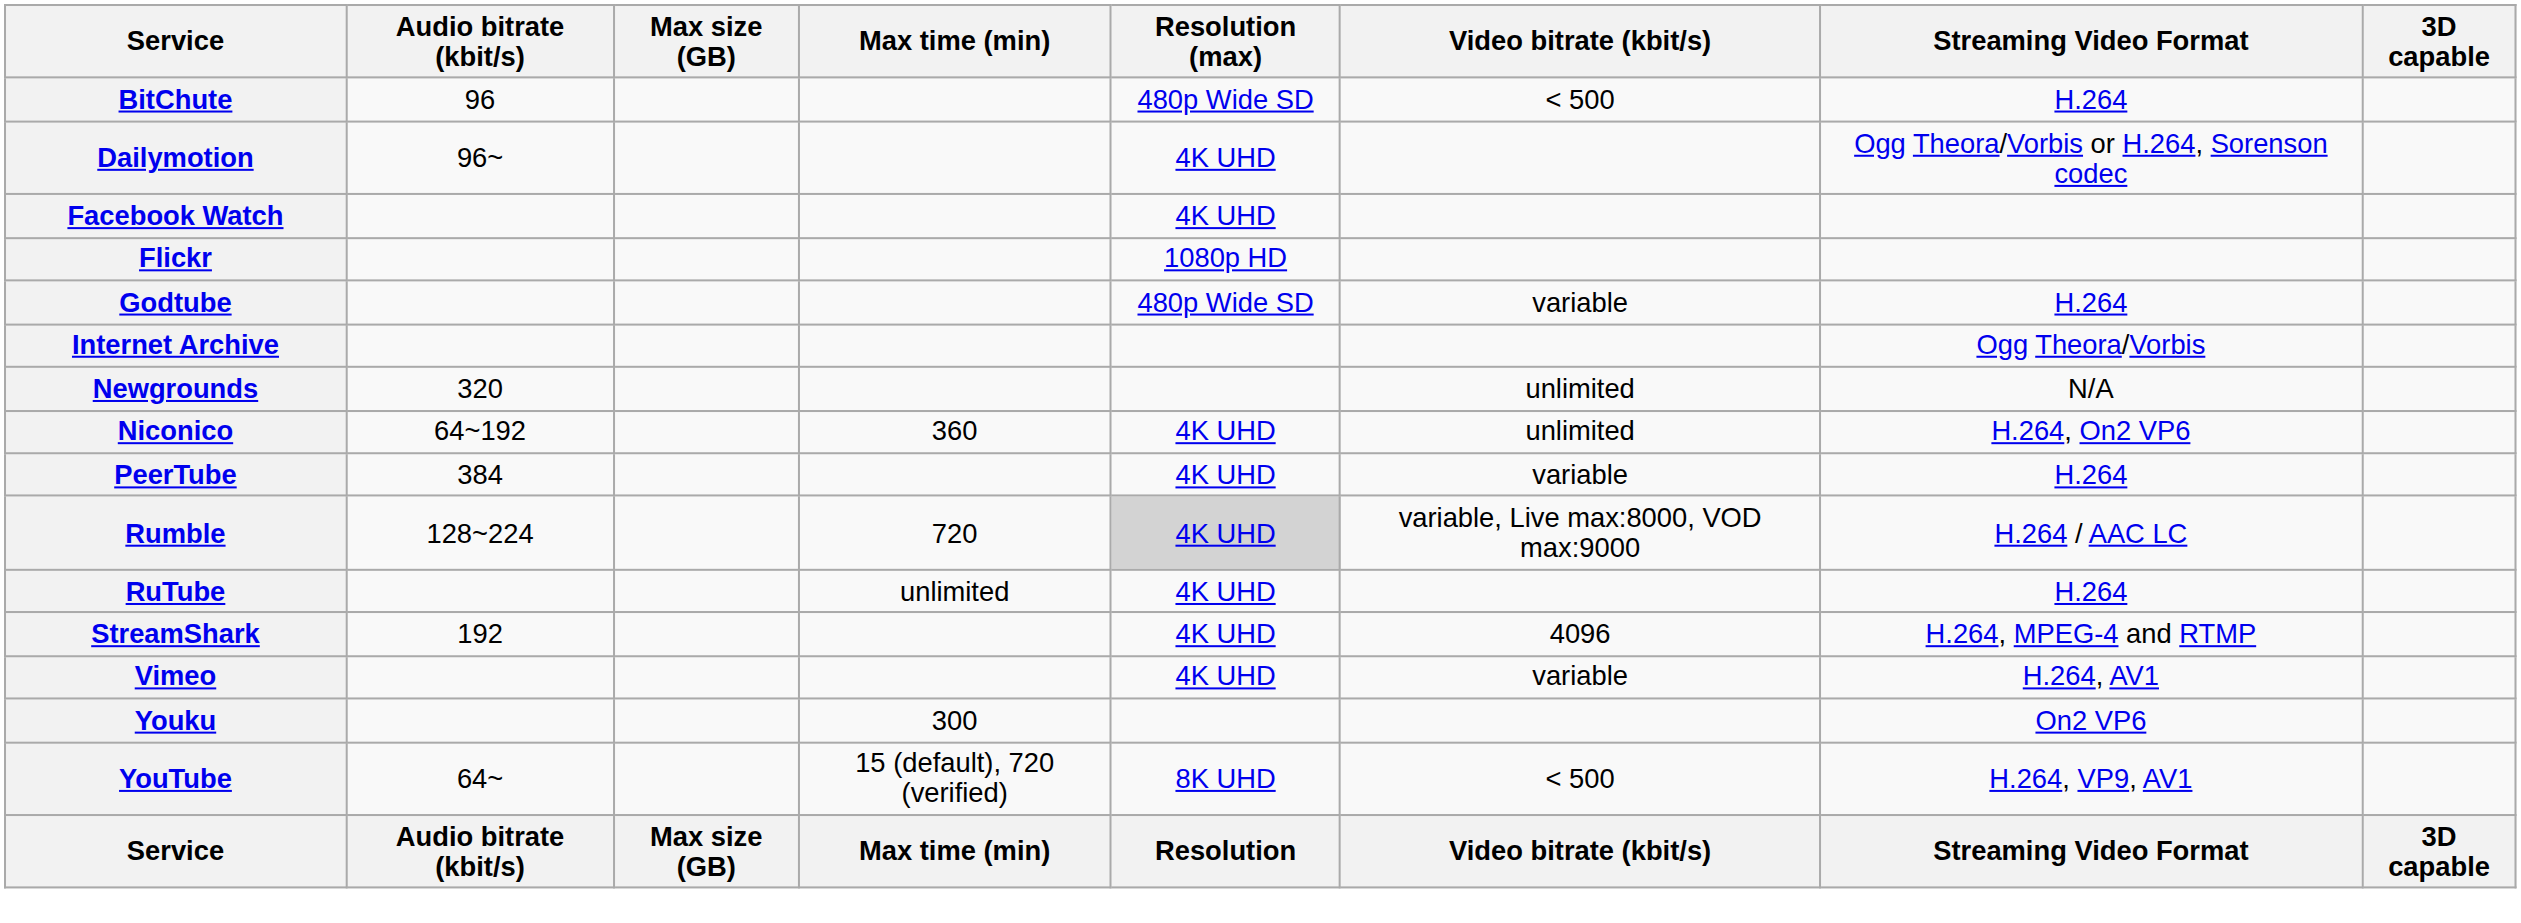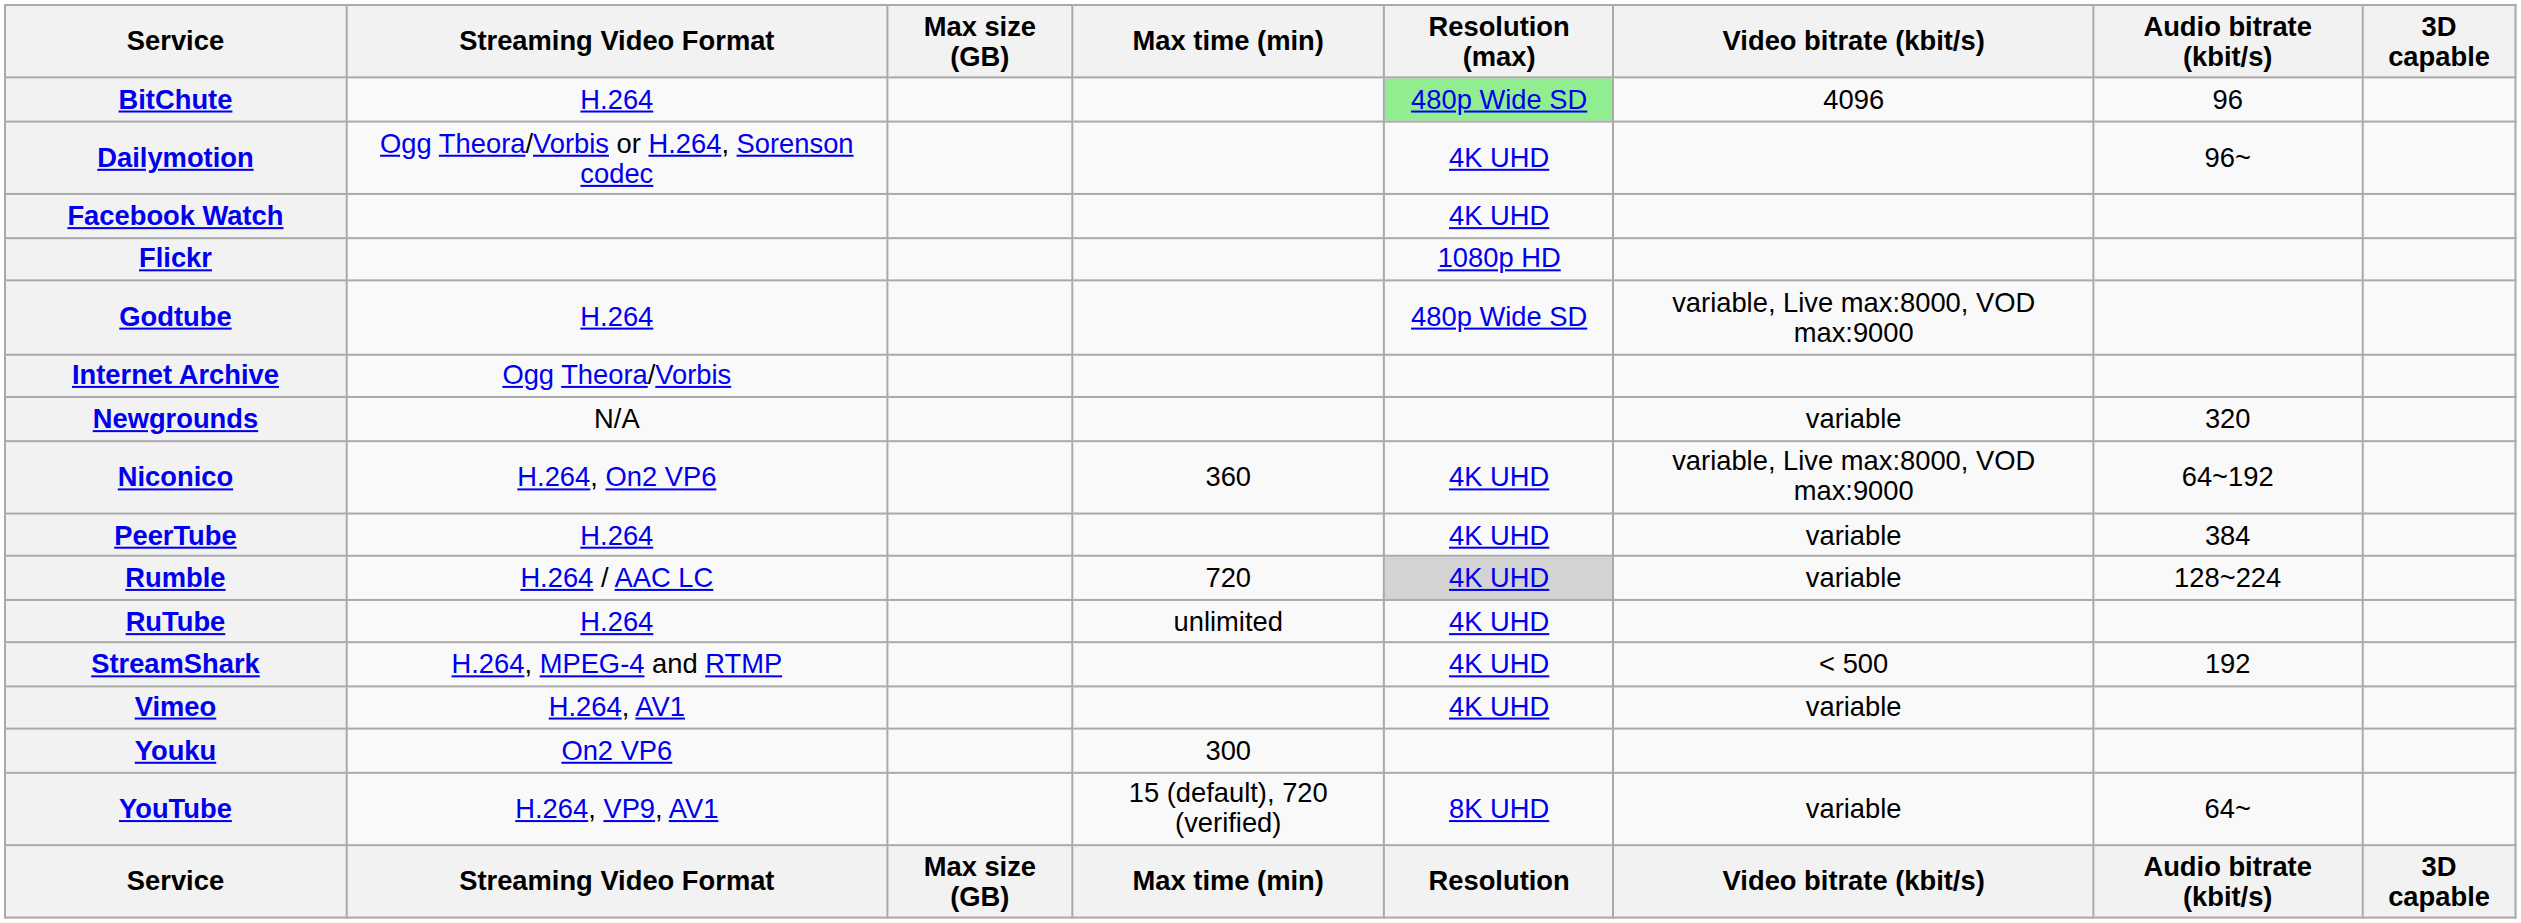columns swapped: (2091, 41) <-> (480, 41)
(1226, 99) no background -> (1499, 99) lightgreen background
(1580, 99) < 500 -> (1854, 99) 4096
(1580, 302) variable -> (1854, 317) variable, Live max:8000, VOD max:9000
(1580, 388) unlimited -> (1854, 418) variable
(1580, 431) unlimited -> (1854, 476) variable, Live max:8000, VOD max:9000
(1580, 532) variable, Live max:8000, VOD max:9000 -> (1854, 578) variable
(1580, 634) 4096 -> (1854, 664) < 500
(1580, 778) < 500 -> (1854, 808) variable
